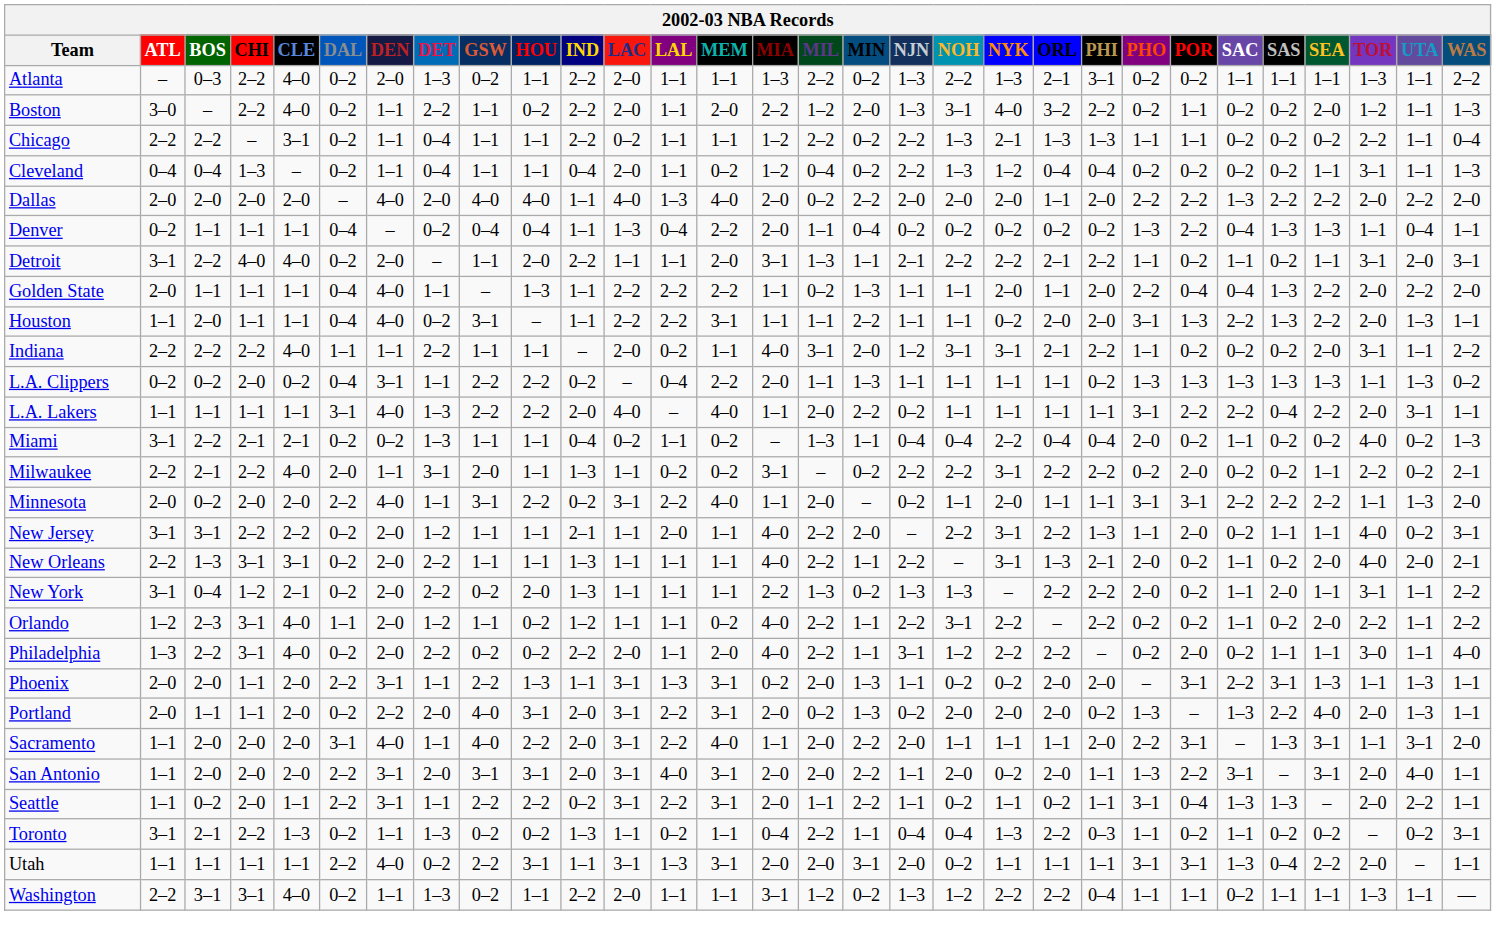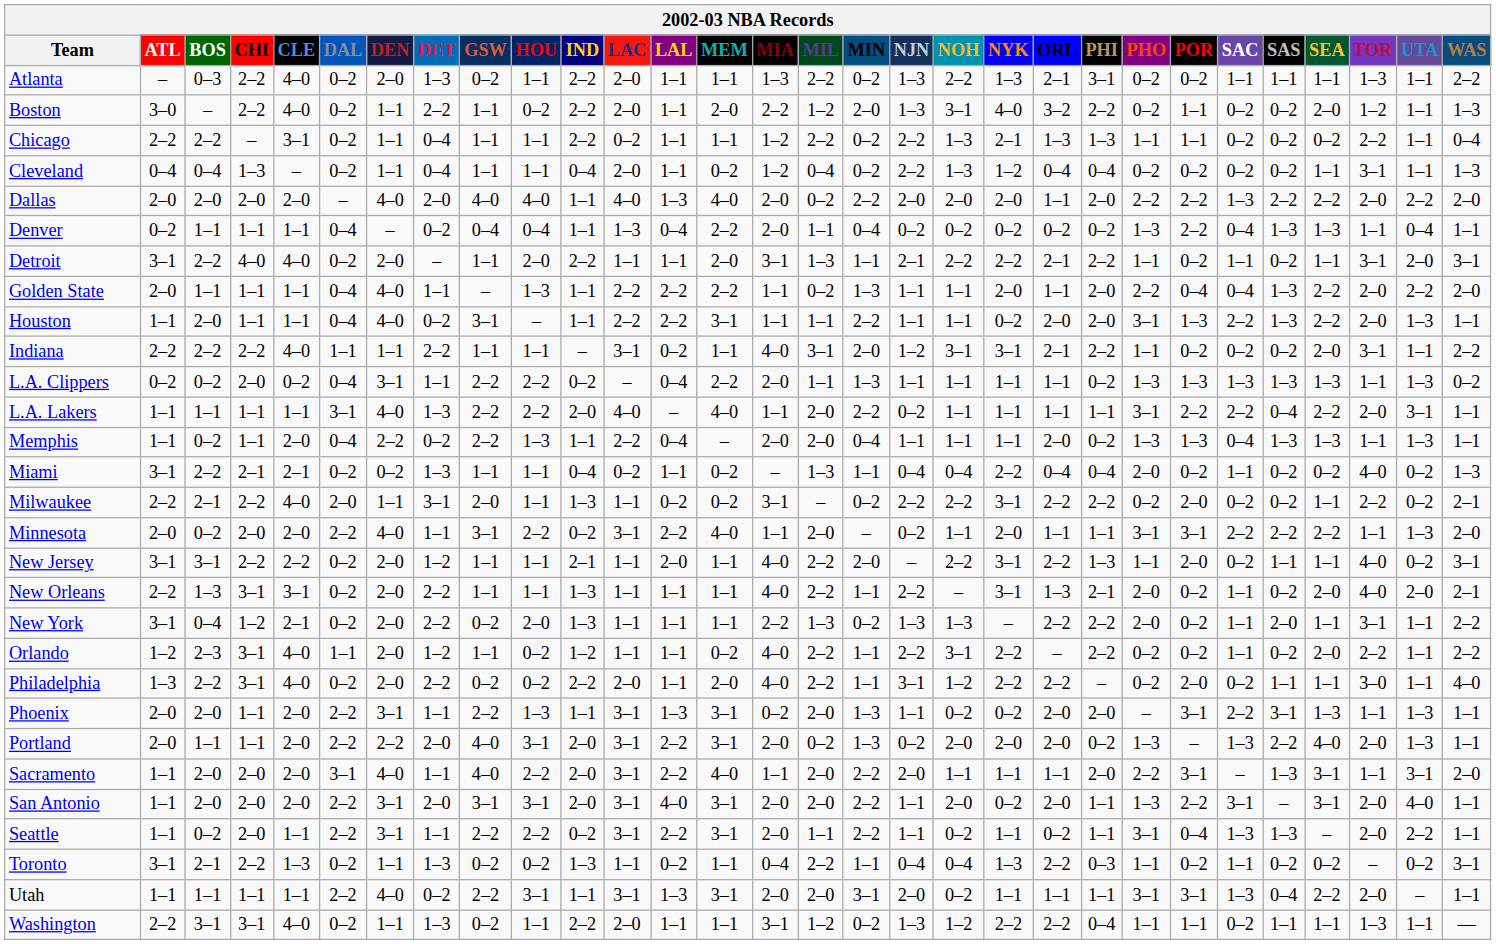(627, 351) 2–0 -> (627, 351) 3–1
+ row: (43, 442)
(343, 713) 0–2 -> (343, 743) 2–2
